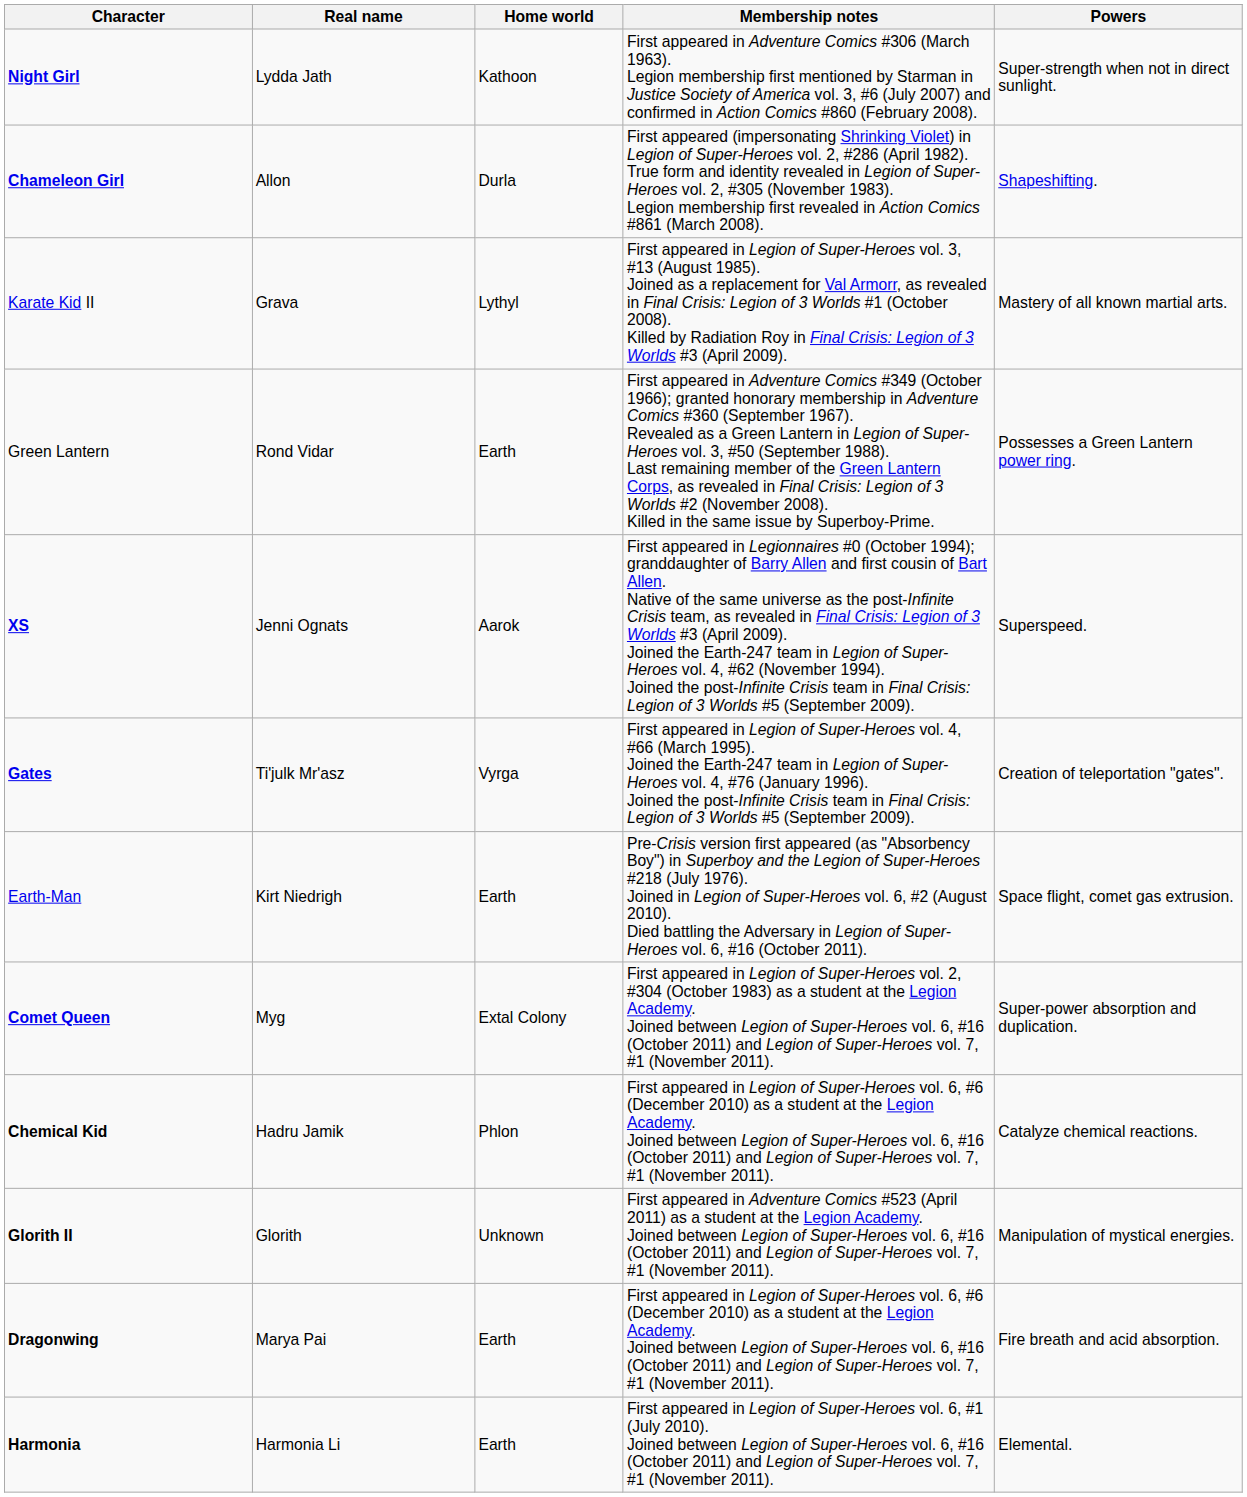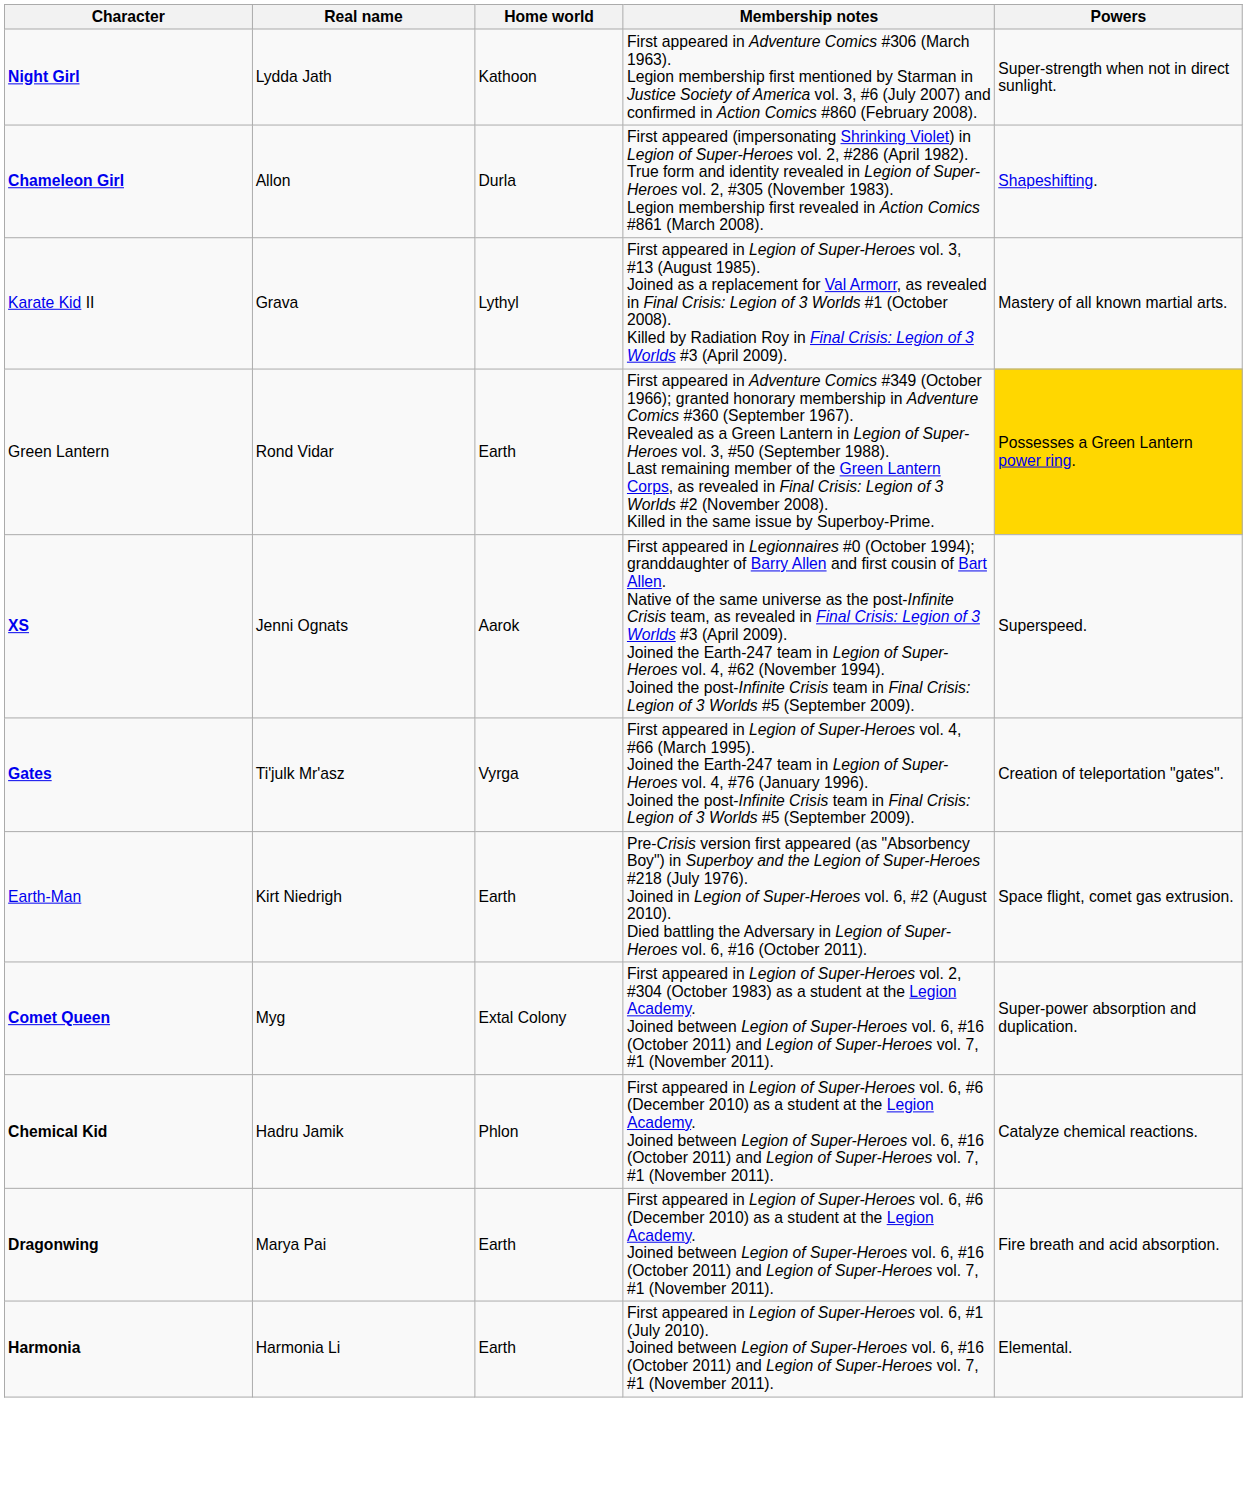(1095, 451) no background -> (1095, 451) gold background
- row: (40, 1235)
